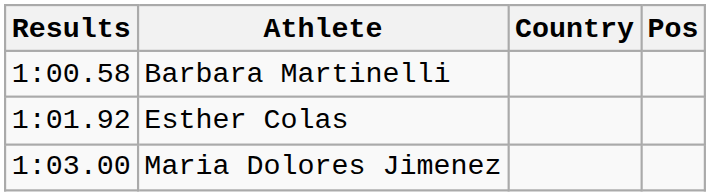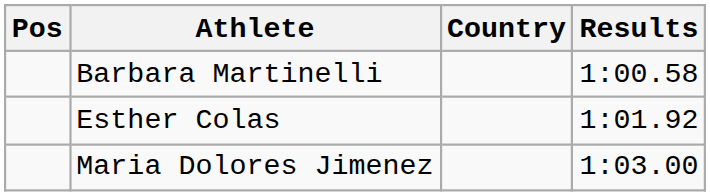columns swapped: (673, 28) <-> (71, 28)
